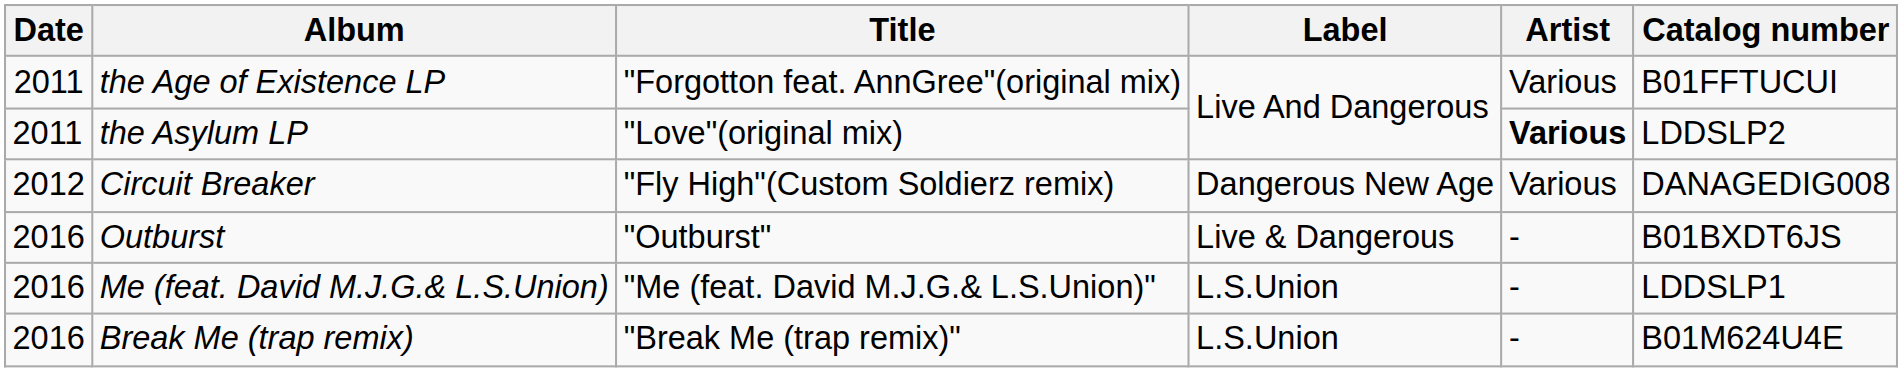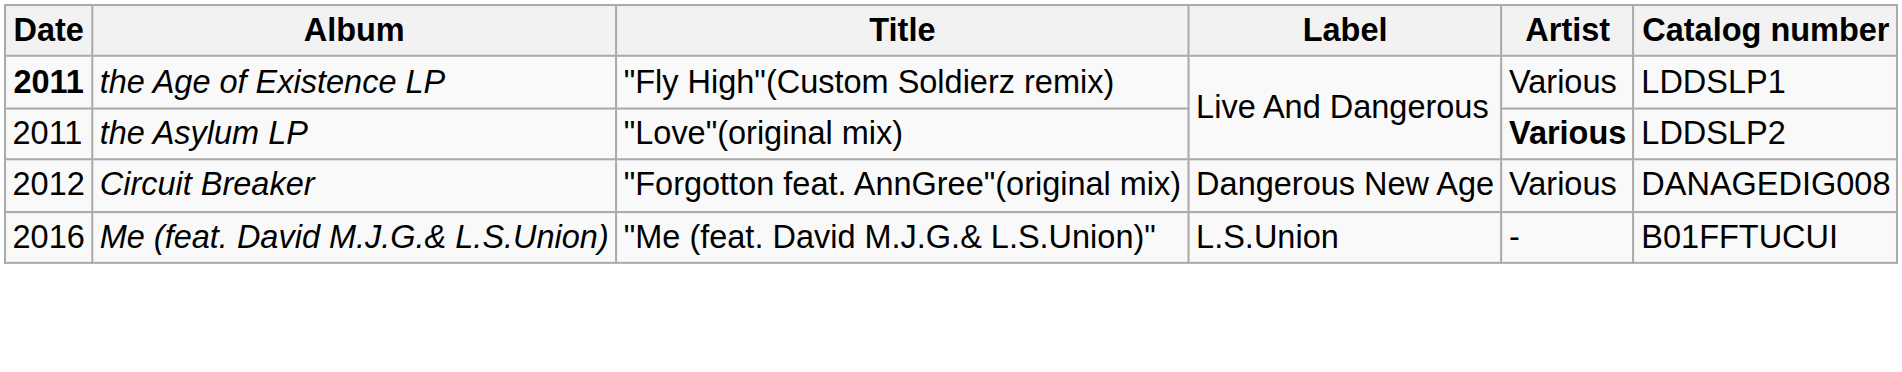(49, 81) normal -> (49, 81) bold
(902, 81) "Forgotton feat. AnnGree"(original mix) -> (869, 81) "Fly High"(Custom Soldierz remix)
(1740, 81) B01FFTUCUI -> (1714, 81) LDDSLP1
(869, 184) "Fly High"(Custom Soldierz remix) -> (902, 184) "Forgotton feat. AnnGree"(original mix)
- row: (162, 236)
(1714, 287) LDDSLP1 -> (1740, 236) B01FFTUCUI
- row: (257, 339)
